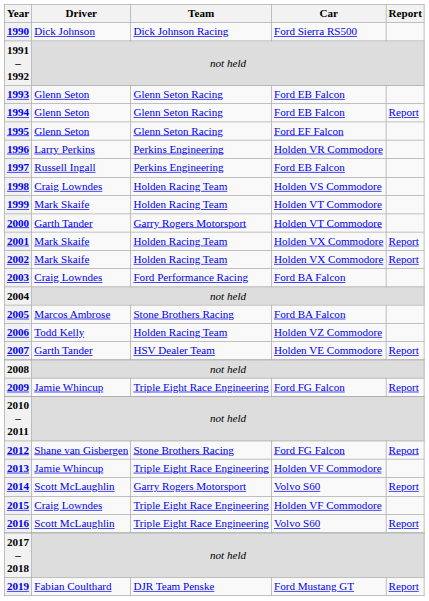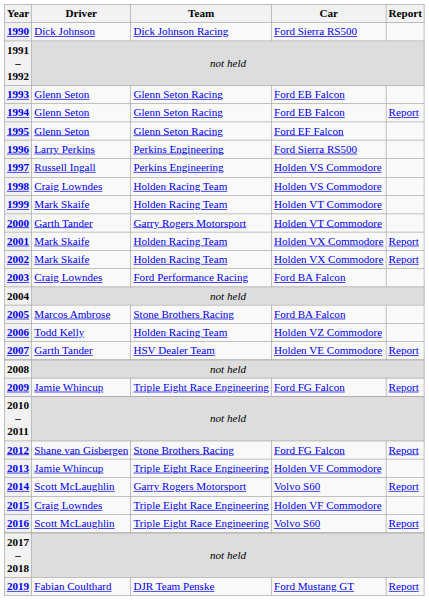(328, 149) Holden VR Commodore -> (316, 149) Ford Sierra RS500
(309, 168) Ford EB Falcon -> (328, 168) Holden VS Commodore
